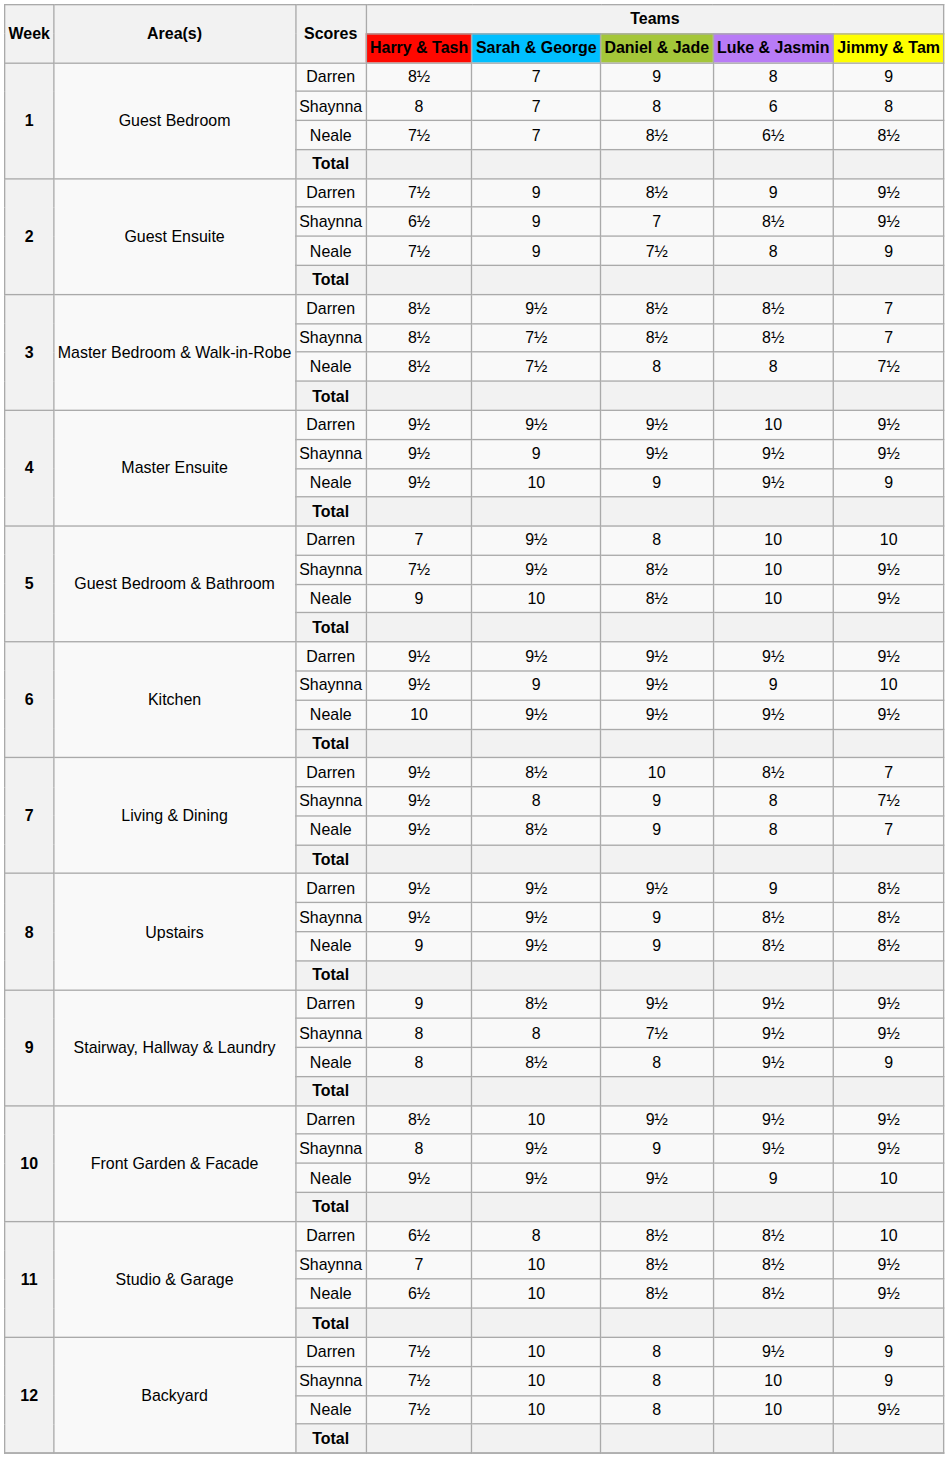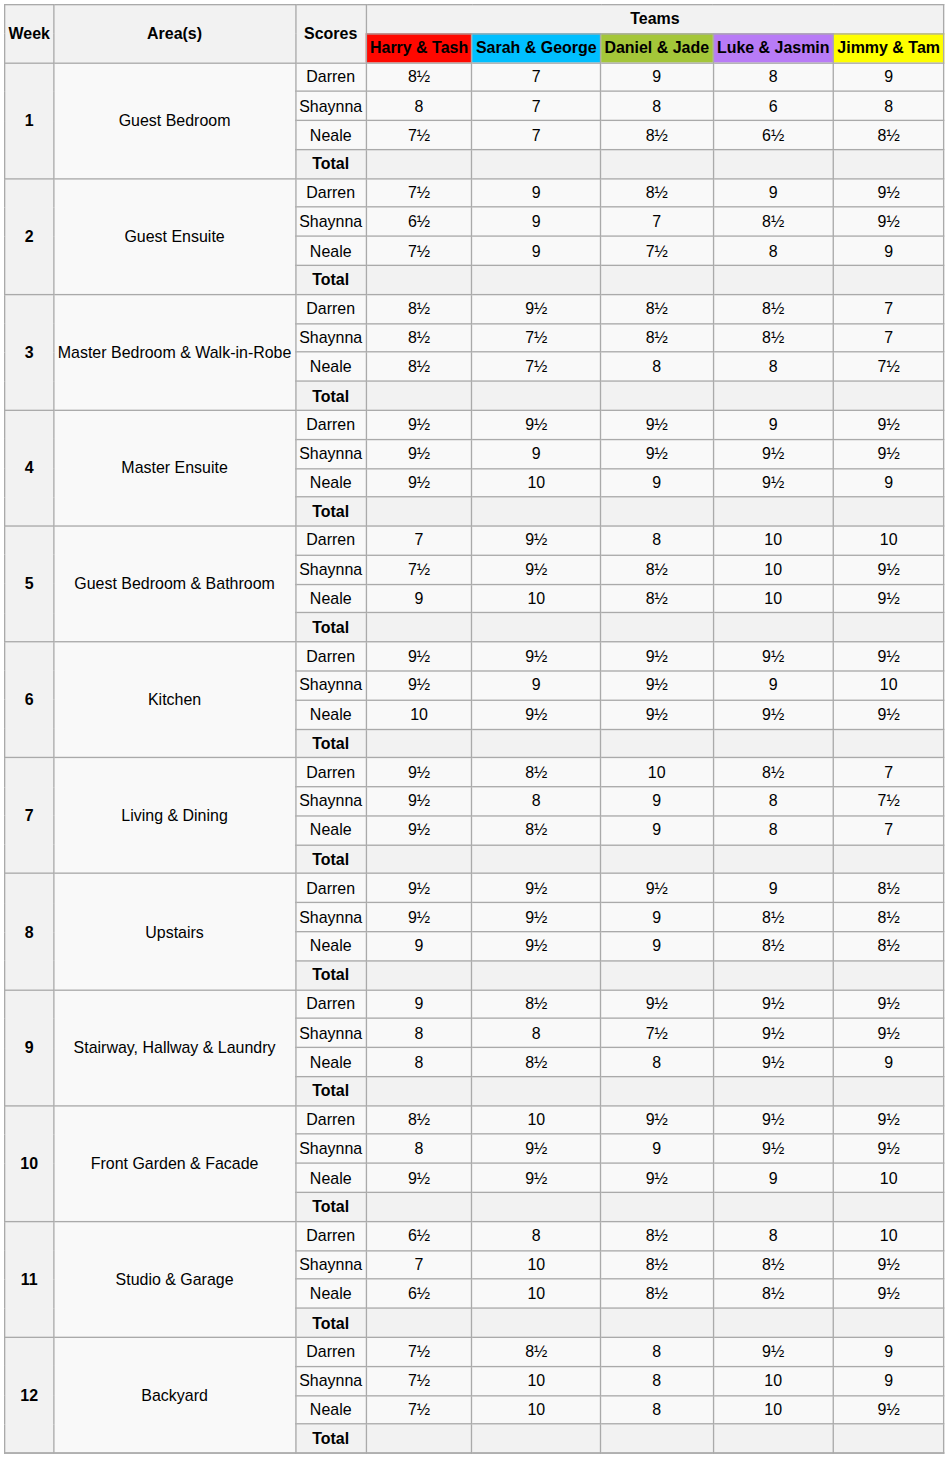(773, 425) 10 -> (773, 425) 9
(773, 1236) 8½ -> (773, 1236) 8
(536, 1352) 10 -> (536, 1352) 8½
